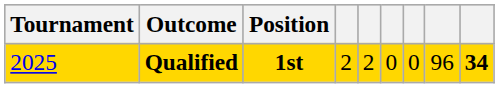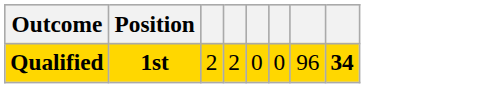- column: (72, 24)
